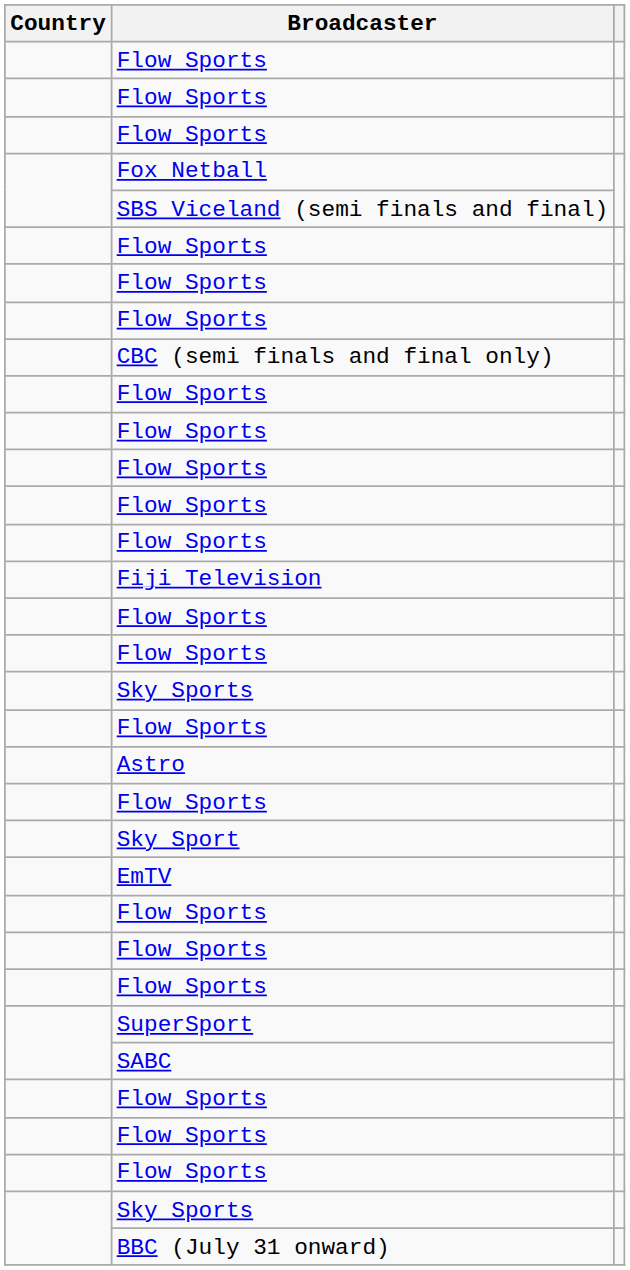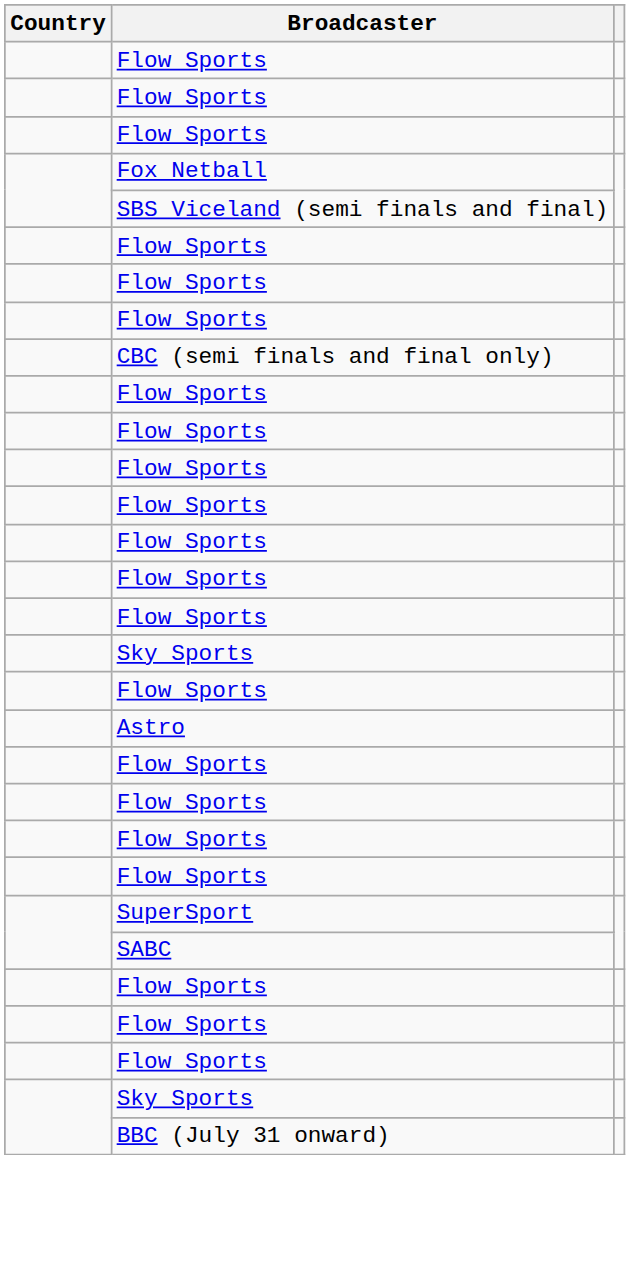- row: (58, 580)
- row: (58, 839)
- row: (58, 876)
